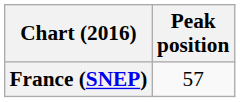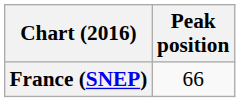(193, 79) 57 -> (193, 79) 66
